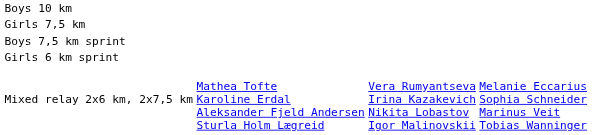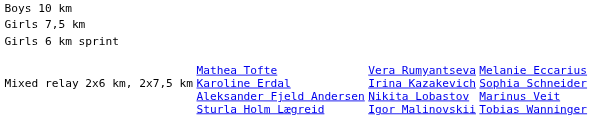- row: (65, 41)
